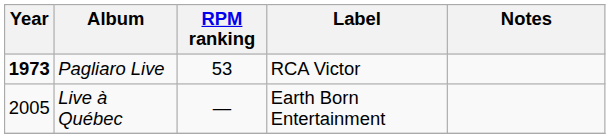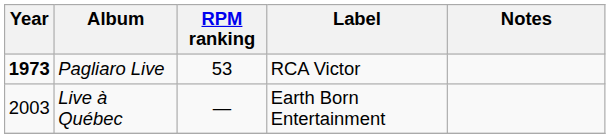(29, 108) 2005 -> (29, 108) 2003
